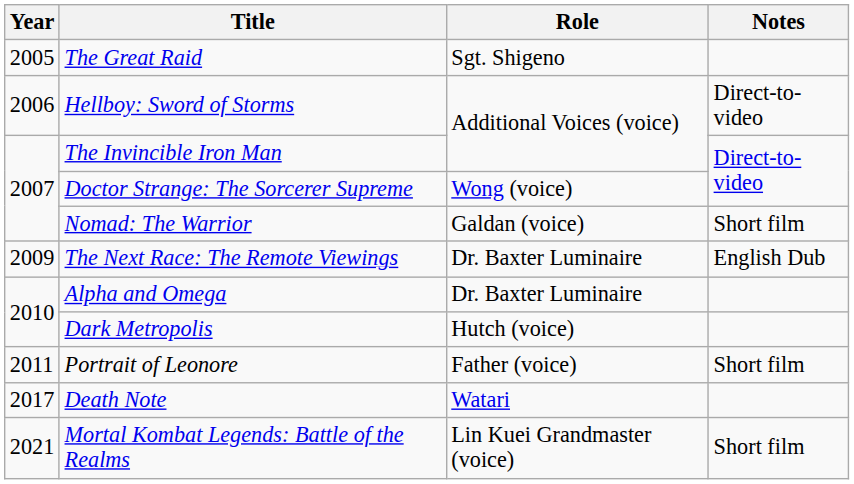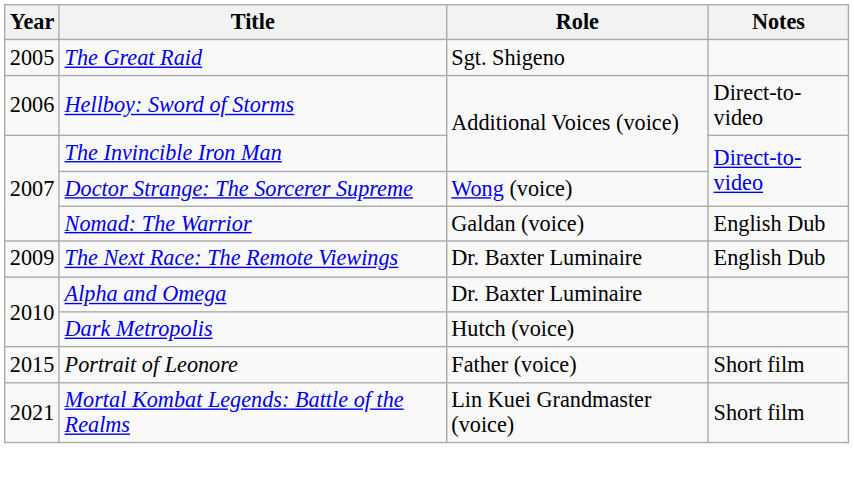(759, 223) Short film -> (770, 223) English Dub
(32, 364) 2011 -> (32, 364) 2015
- row: (116, 399)
